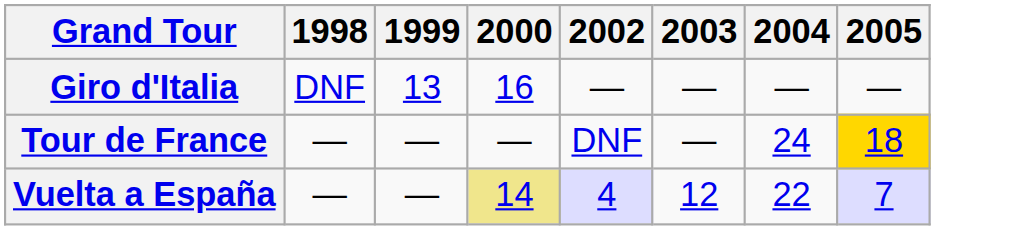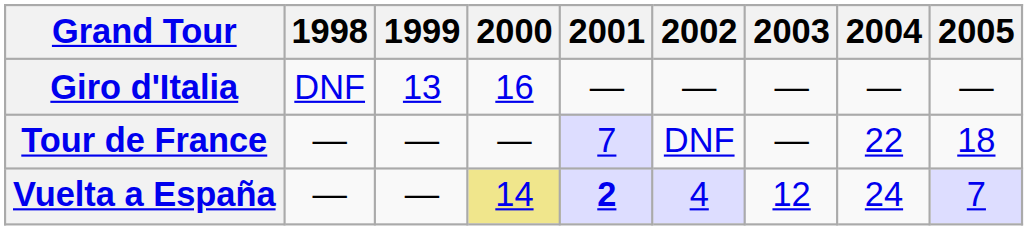+ column: (607, 31)
(792, 140) 24 -> (884, 140) 22
(884, 140) gold background -> (976, 140) no background
(792, 195) 22 -> (884, 195) 24
